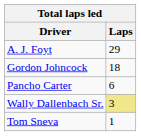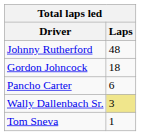+ row: (50, 49)
- row: (29, 49)
